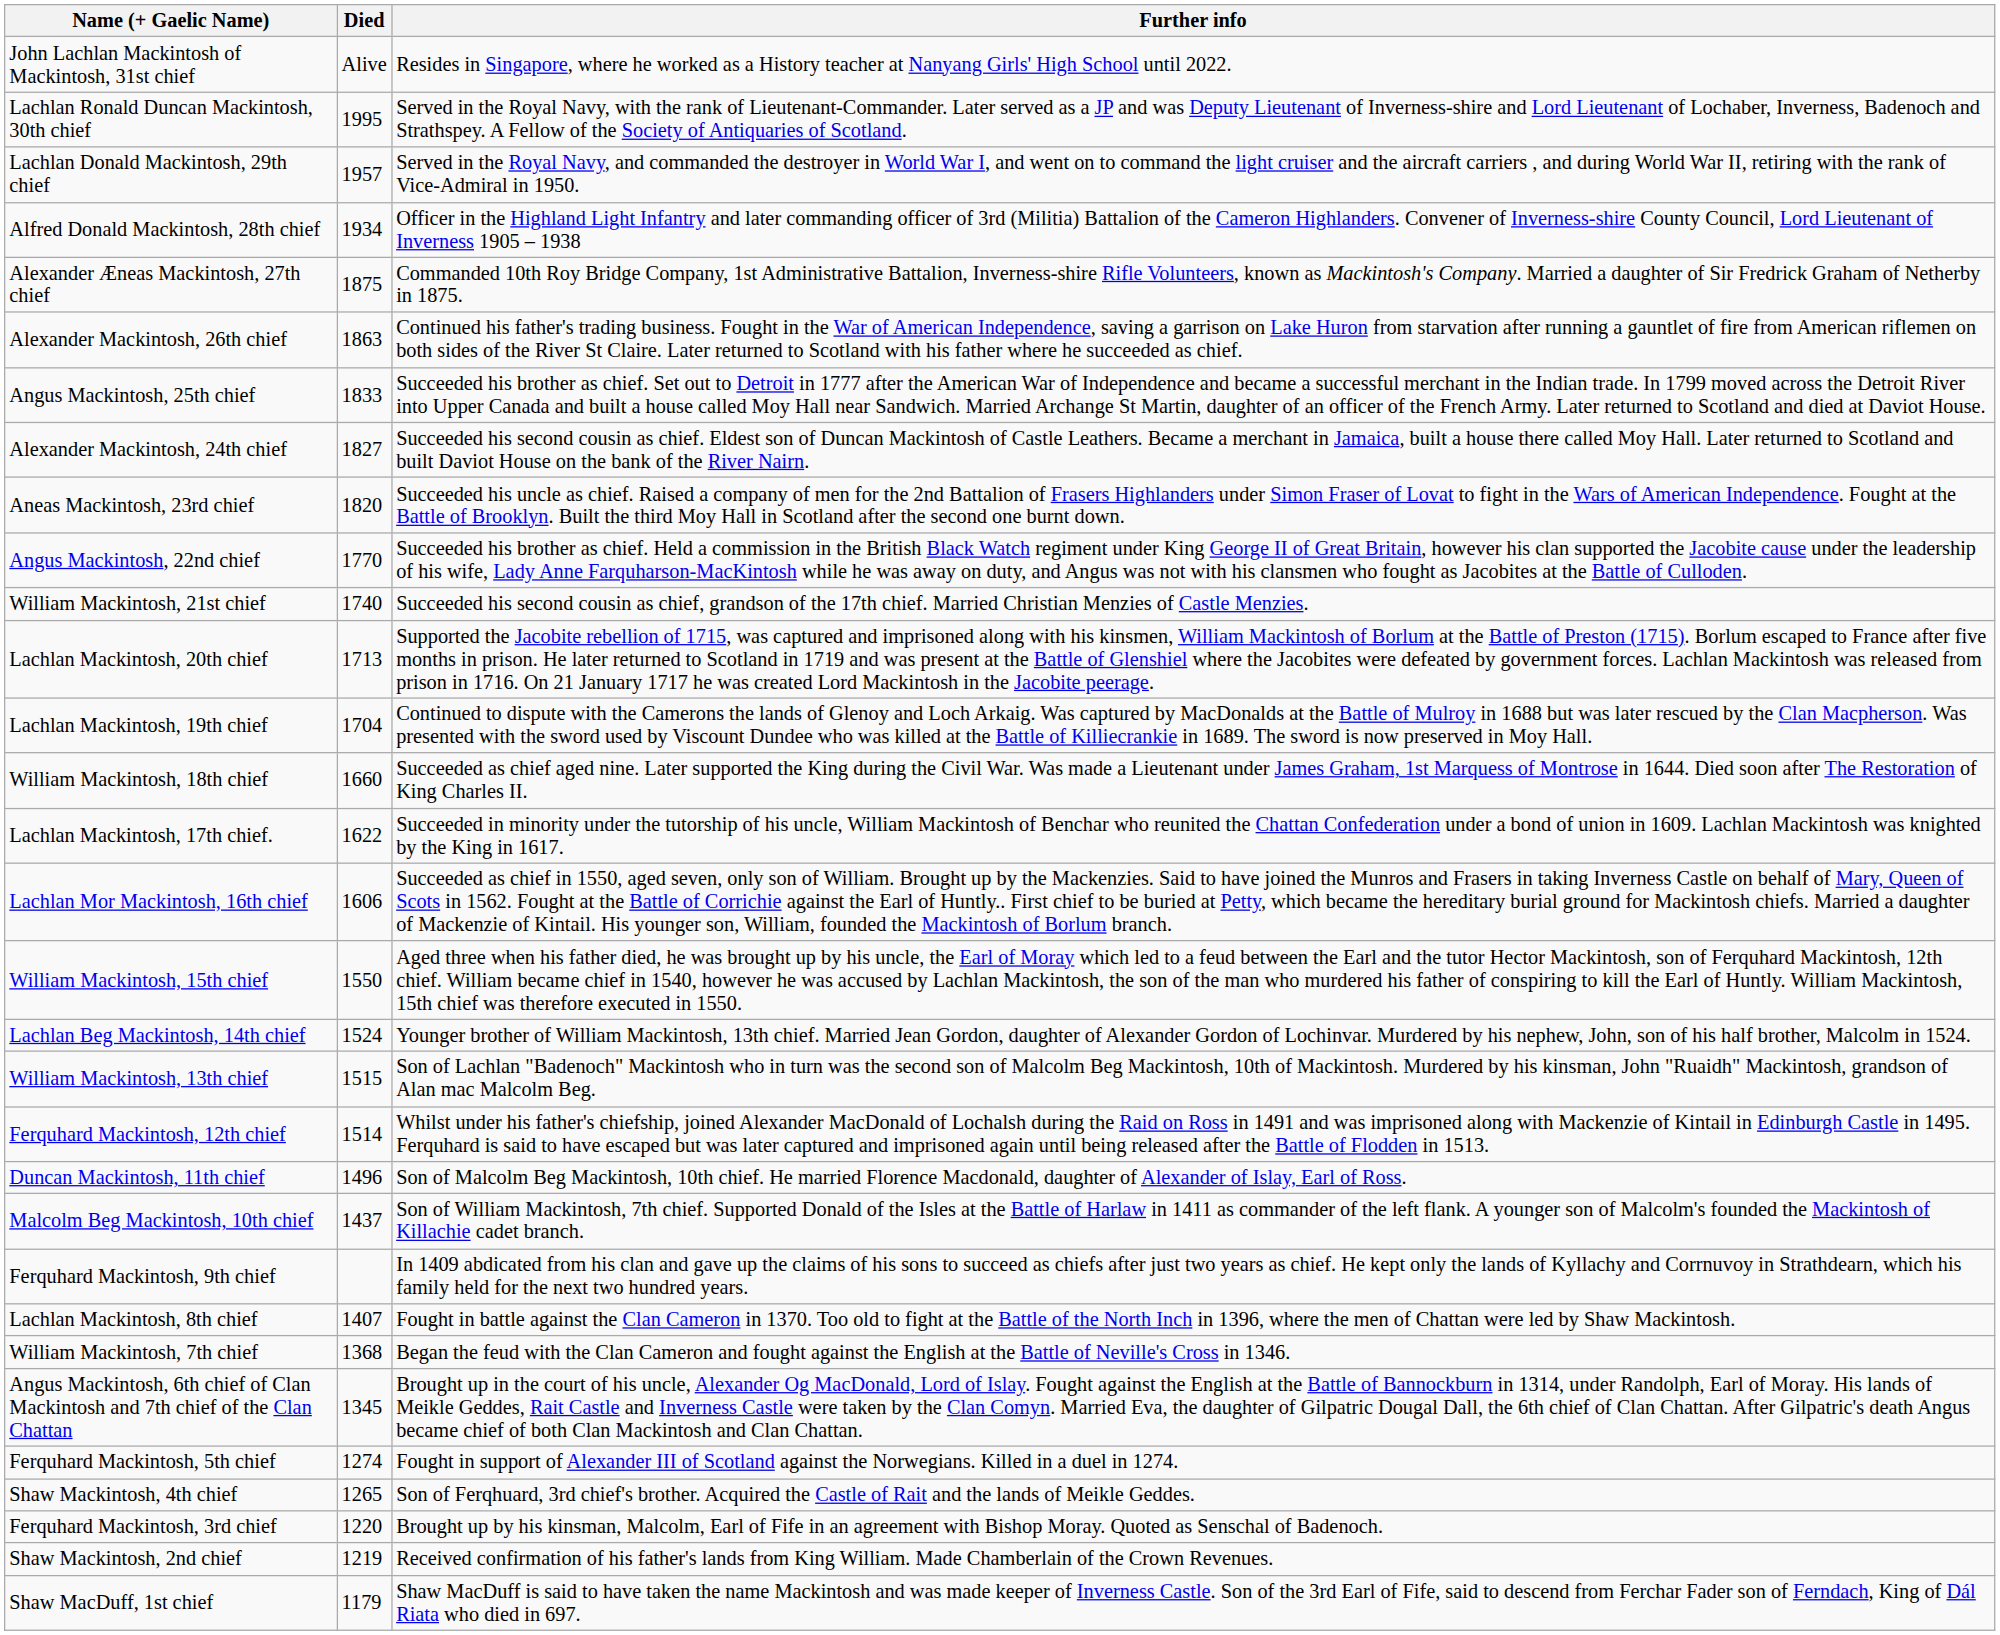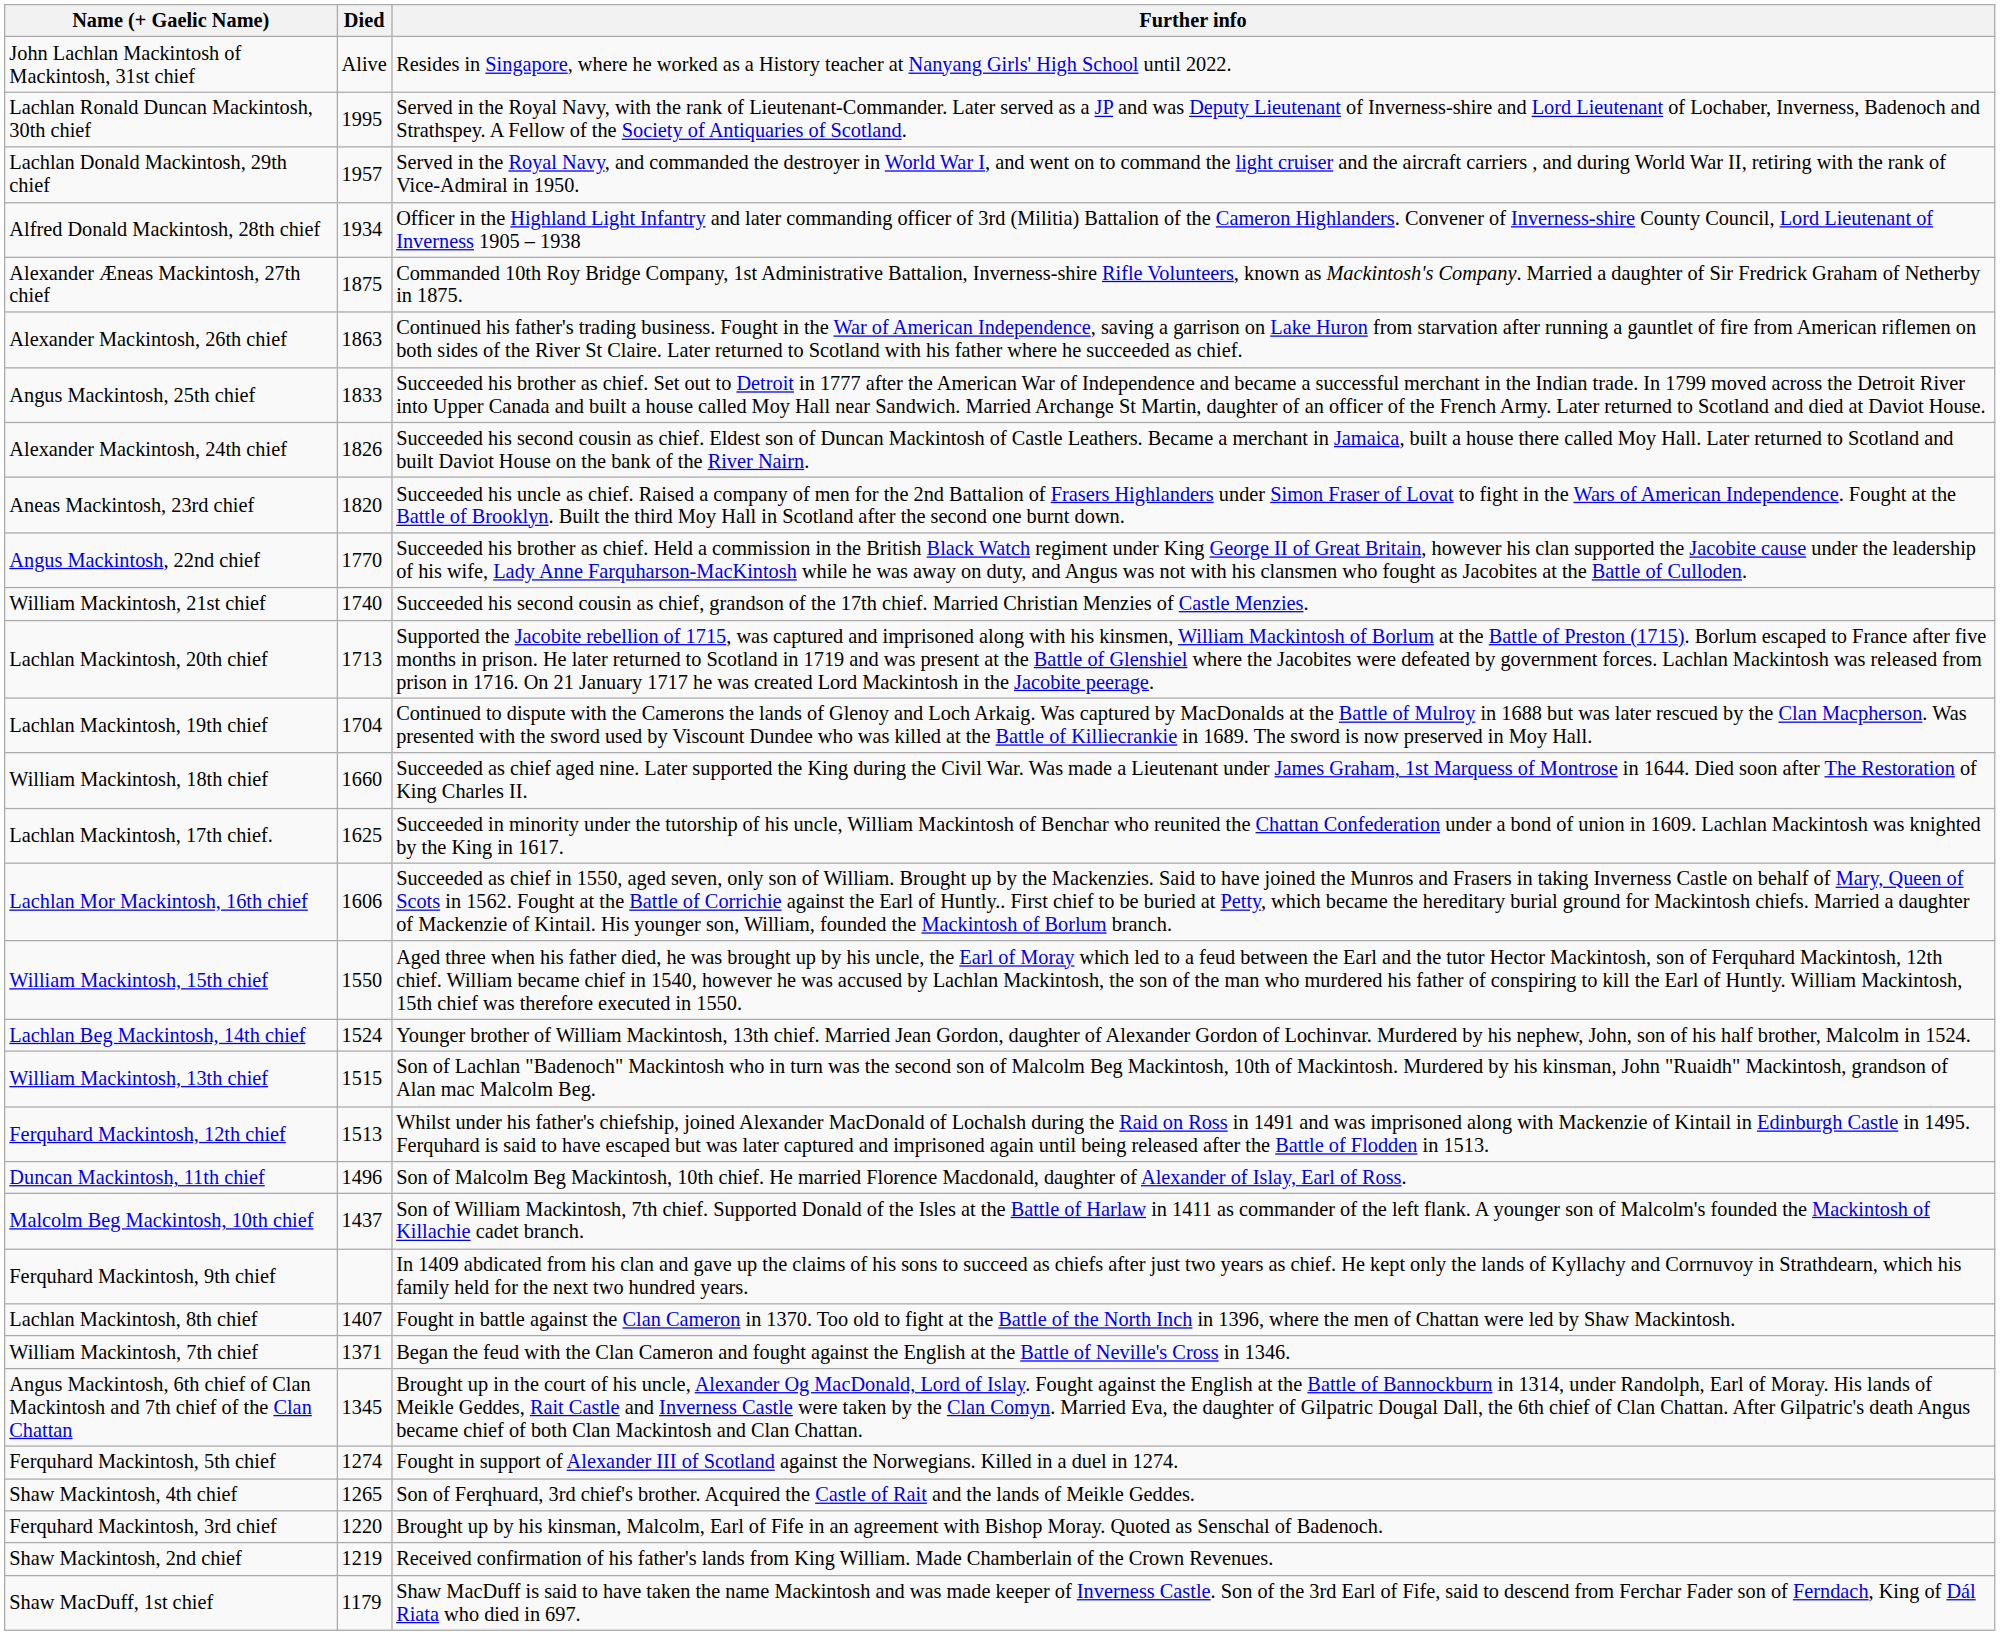(362, 449) 1827 -> (362, 449) 1826
(362, 835) 1622 -> (362, 835) 1625
(362, 1133) 1514 -> (362, 1133) 1513
(362, 1352) 1368 -> (362, 1352) 1371
